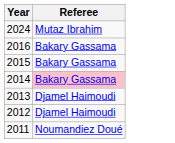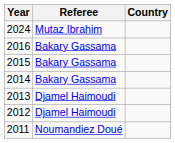+ column: (148, 12)
(76, 79) pink background -> (76, 79) no background
